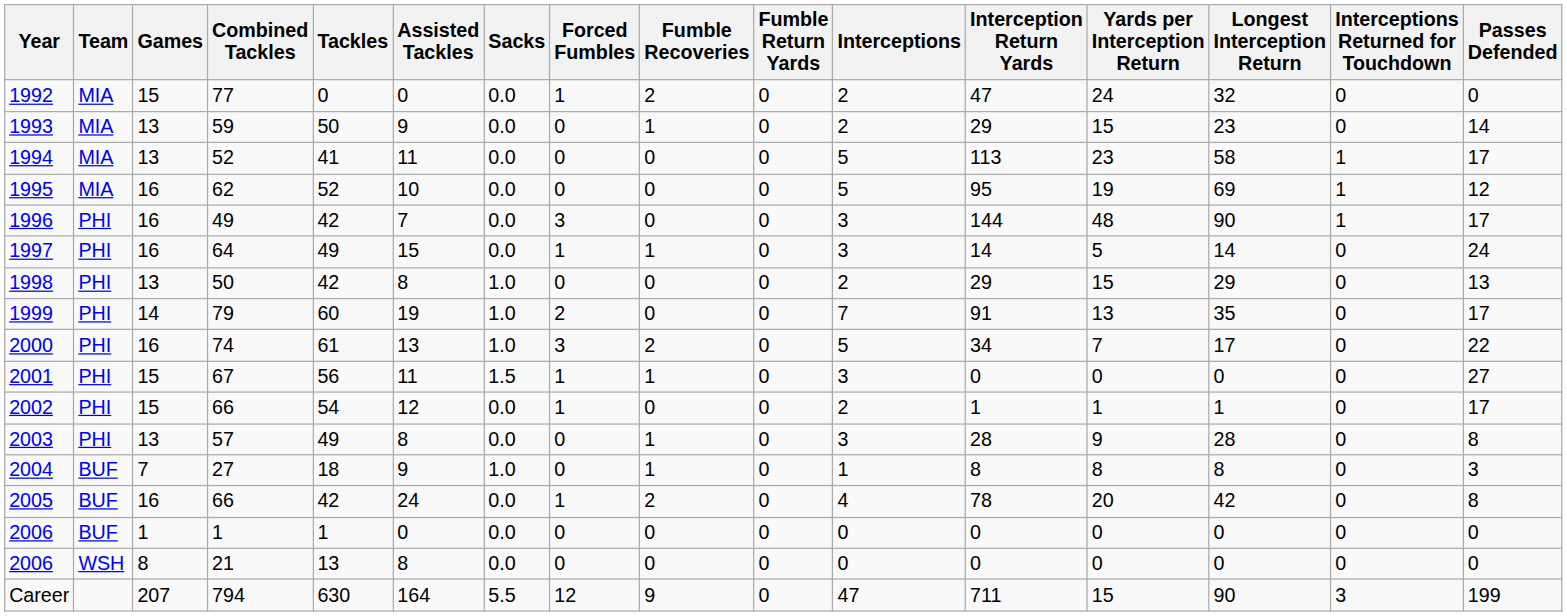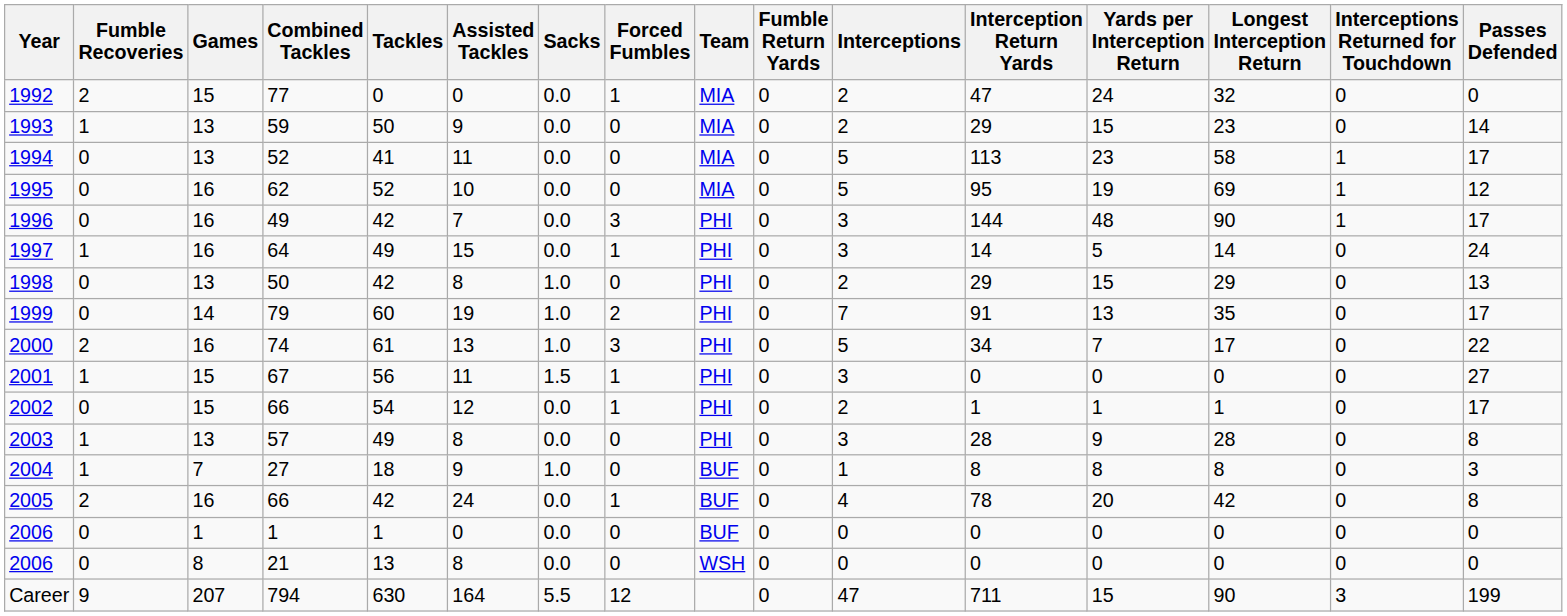columns swapped: (103, 42) <-> (697, 42)
